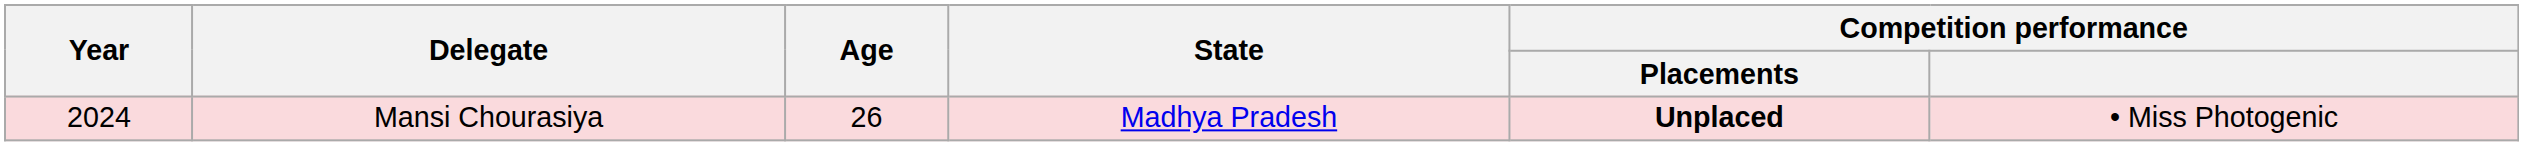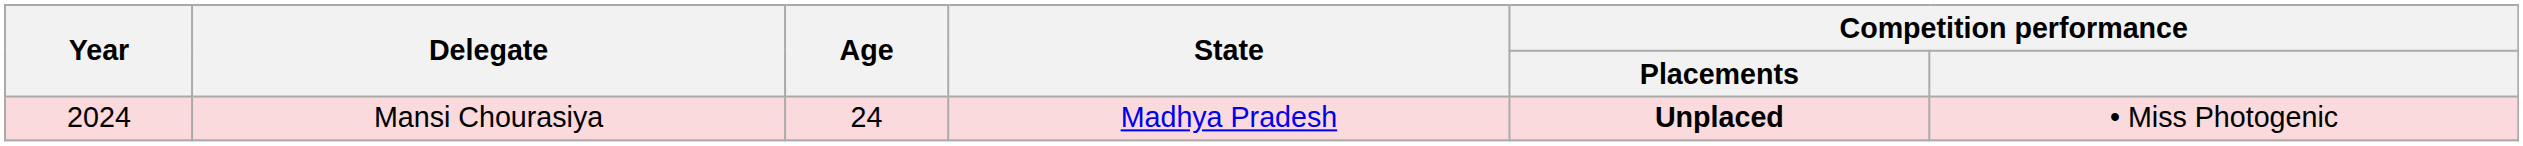(866, 119) 26 -> (866, 119) 24
